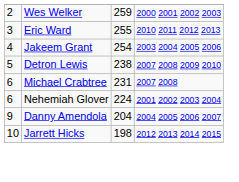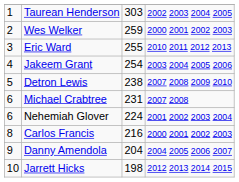+ row: (72, 13)
+ row: (59, 133)
